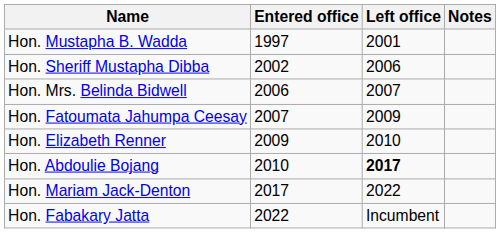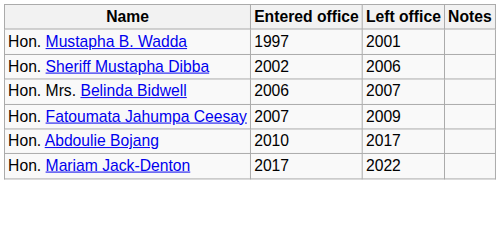- row: (87, 141)
(383, 166) bold -> (383, 141) normal
- row: (79, 215)
